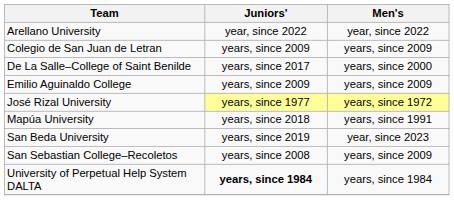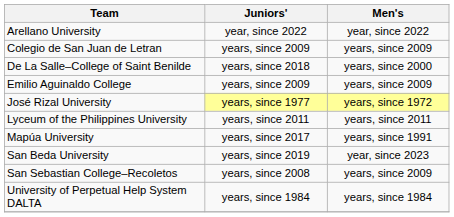(266, 67) years, since 2017 -> (266, 67) years, since 2018
+ row: (97, 120)
(266, 120) years, since 2018 -> (266, 138) years, since 2017
(266, 180) bold -> (266, 197) normal
